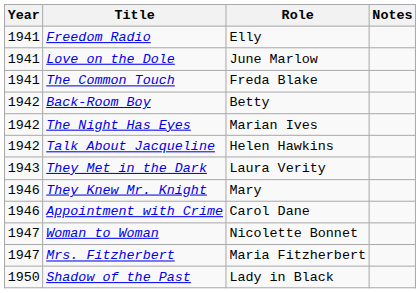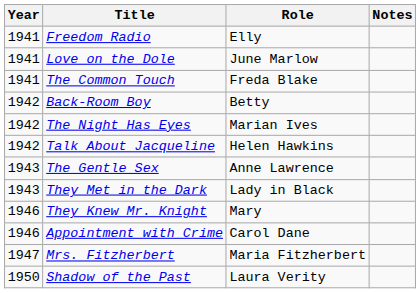+ row: (102, 168)
(278, 168) Laura Verity -> (282, 190) Lady in Black
- row: (102, 234)
(282, 277) Lady in Black -> (278, 277) Laura Verity
